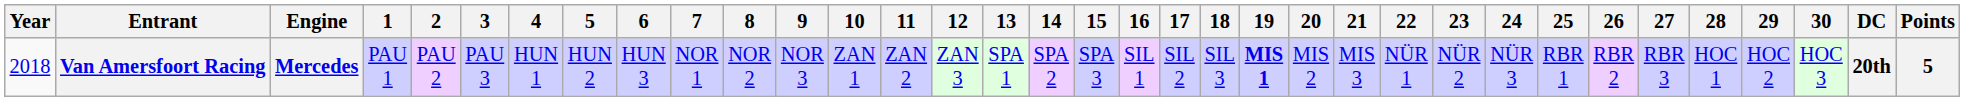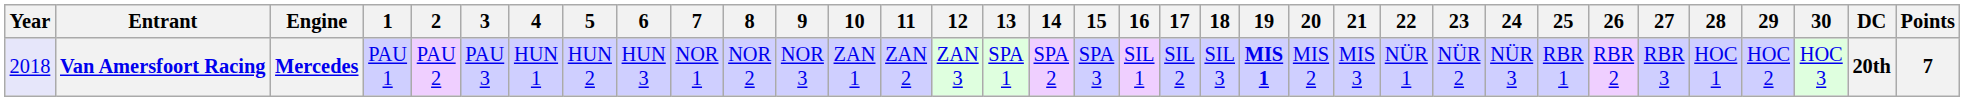(30, 66) no background -> (30, 66) lavender background
(1928, 66) 5 -> (1928, 66) 7
